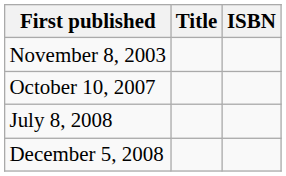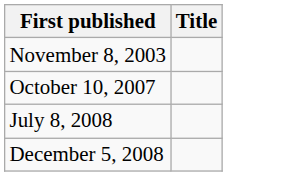- column: (251, 21)
